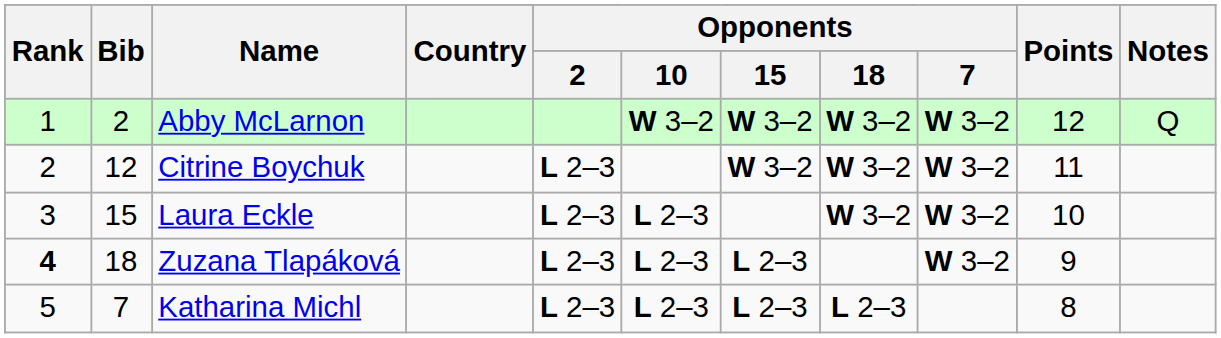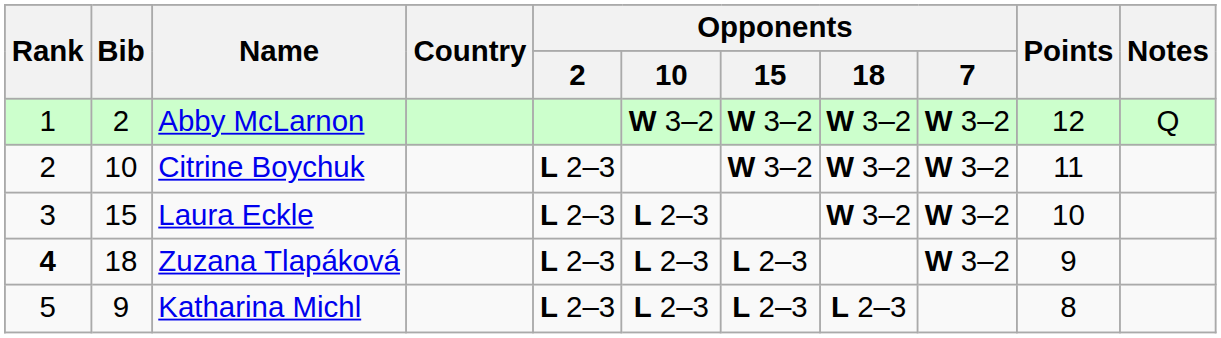(121, 167) 12 -> (121, 167) 10
(121, 307) 7 -> (121, 307) 9
